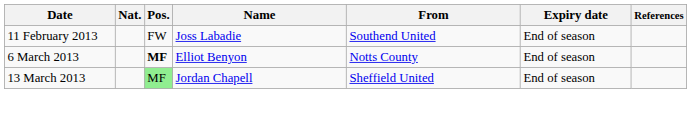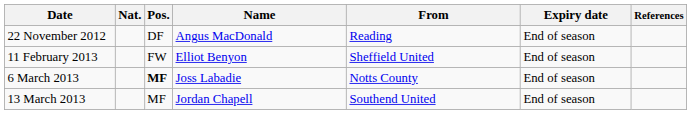+ row: (57, 36)
(208, 36) Joss Labadie -> (211, 57) Elliot Benyon
(393, 36) Southend United -> (392, 57) Sheffield United
(211, 57) Elliot Benyon -> (208, 78) Joss Labadie
(157, 78) lightgreen background -> (157, 99) no background
(392, 78) Sheffield United -> (393, 99) Southend United
